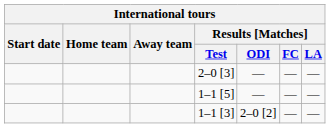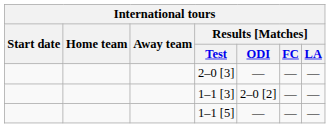rows swapped: (216, 93) <-> (216, 113)
